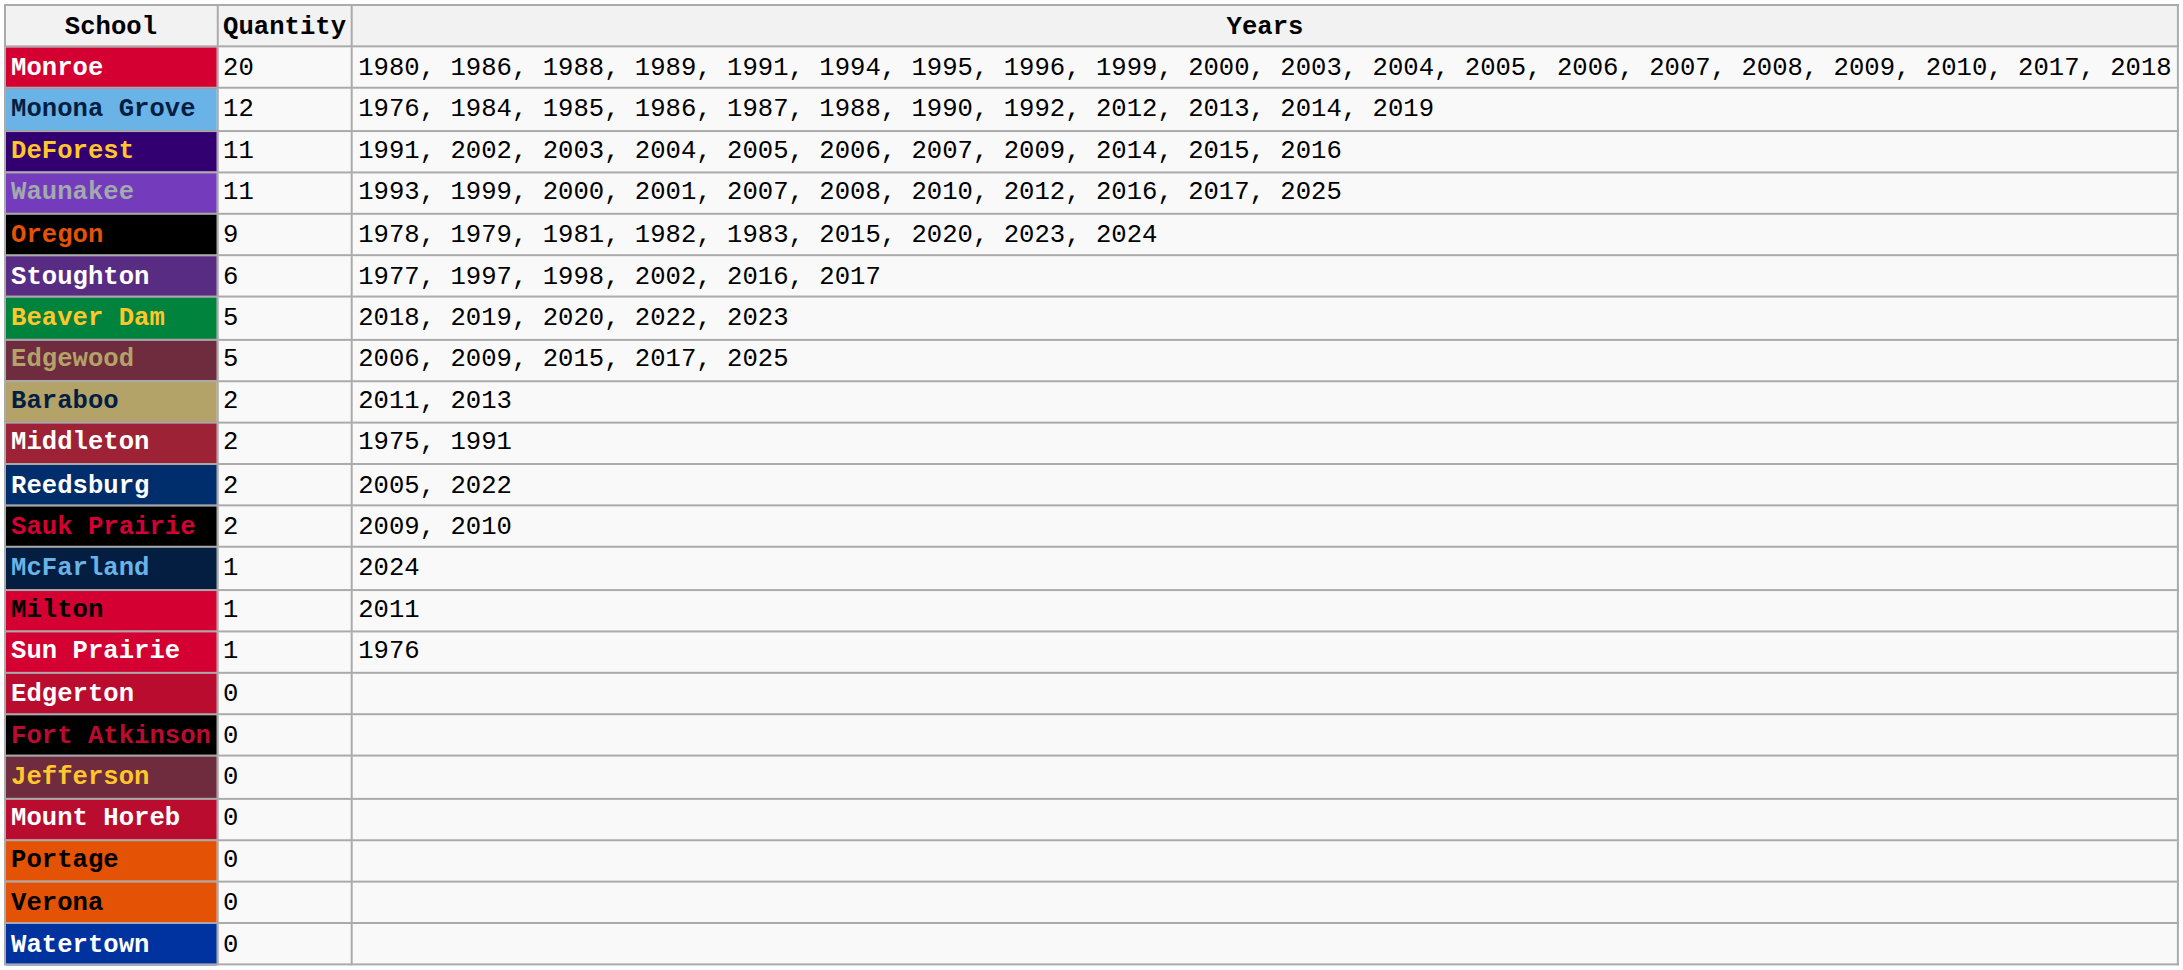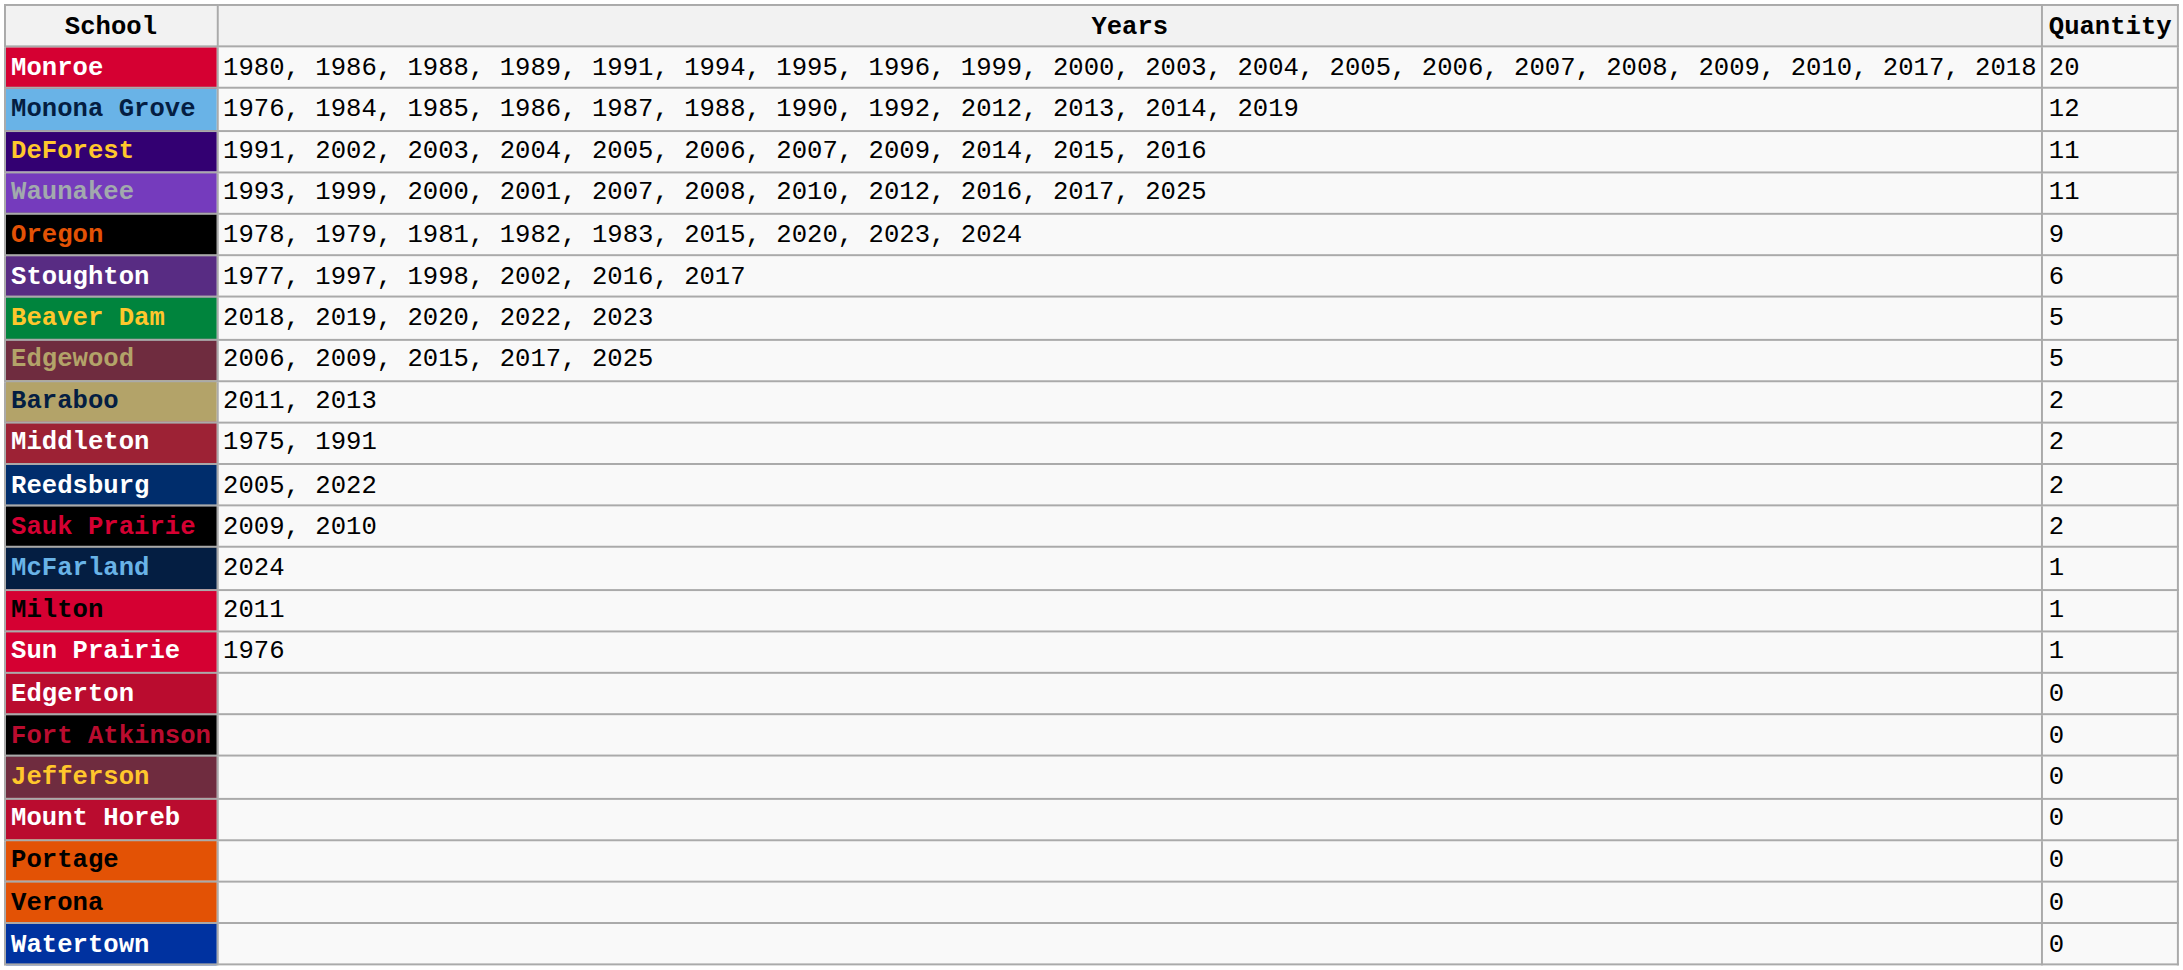columns swapped: (285, 26) <-> (1265, 26)
